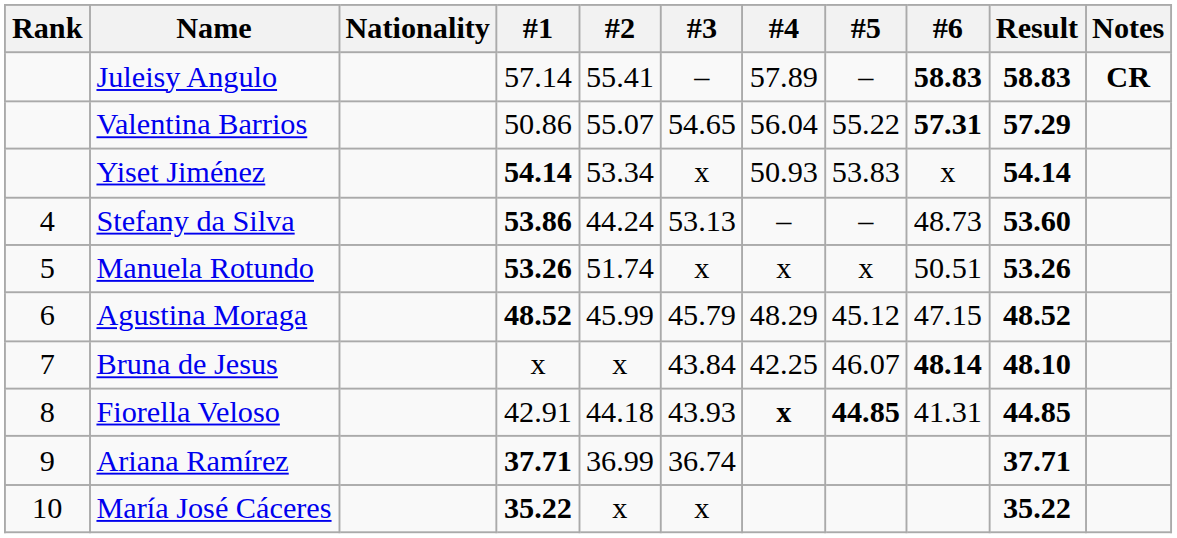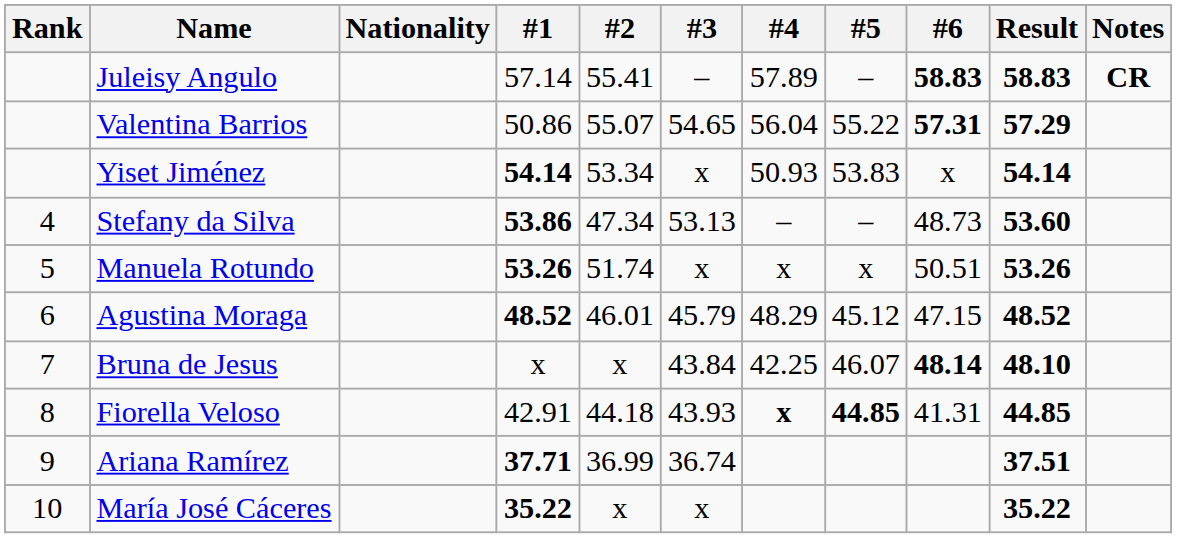(620, 220) 44.24 -> (620, 220) 47.34
(620, 316) 45.99 -> (620, 316) 46.01
(1037, 460) 37.71 -> (1037, 460) 37.51
